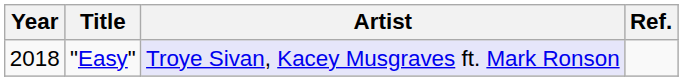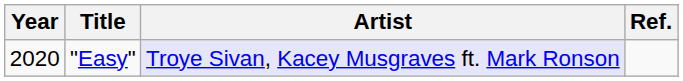(35, 57) 2018 -> (35, 57) 2020
